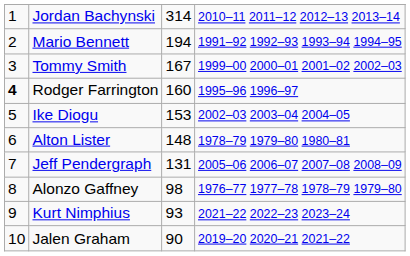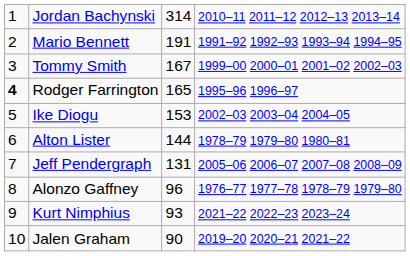(179, 41) 194 -> (179, 41) 191
(179, 90) 160 -> (179, 90) 165
(179, 139) 148 -> (179, 139) 144
(174, 189) 98 -> (174, 189) 96
